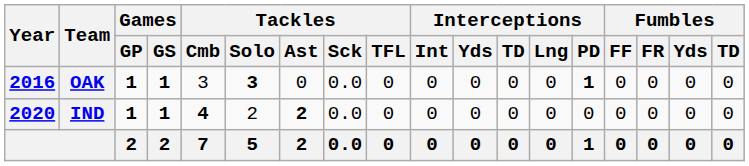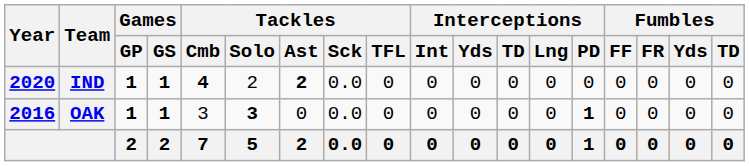rows swapped: (87, 83) <-> (87, 114)
